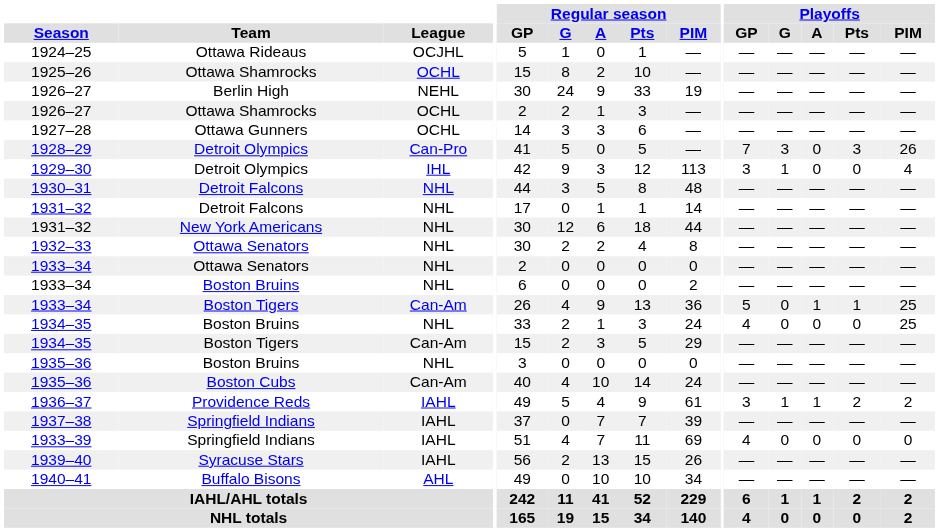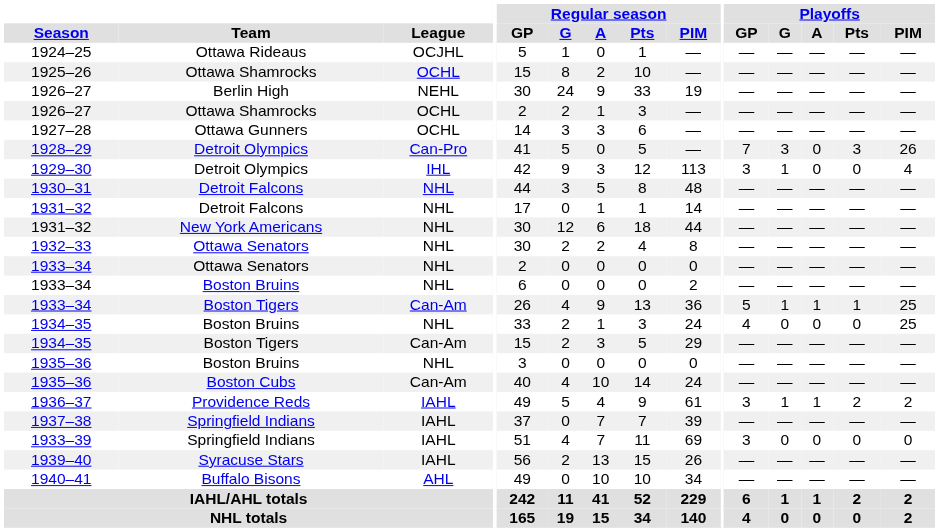(785, 304) 0 -> (785, 304) 1
(746, 440) 4 -> (746, 440) 3
